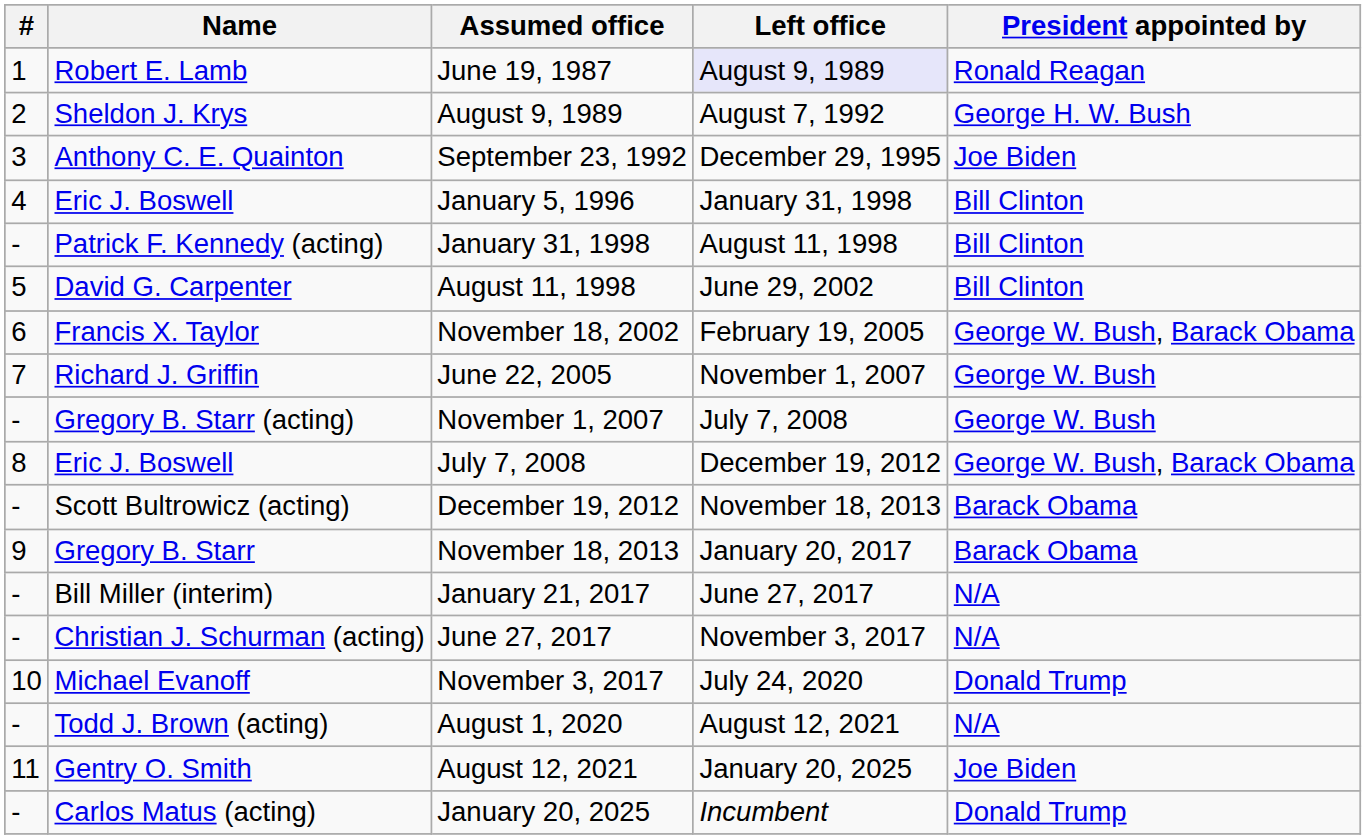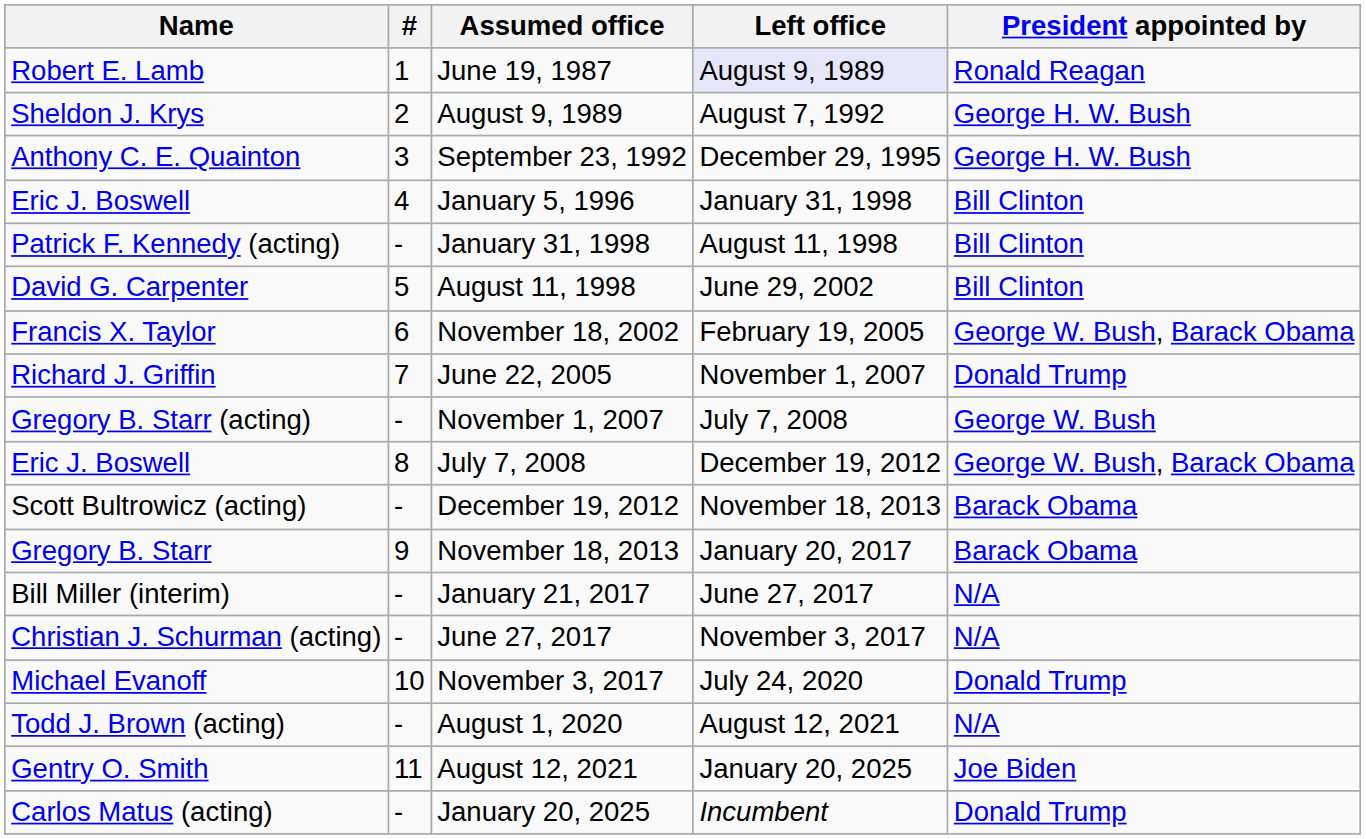columns swapped: (26, 26) <-> (240, 26)
(1015, 157) Joe Biden -> (1072, 157) George H. W. Bush
(1055, 375) George W. Bush -> (1040, 375) Donald Trump
